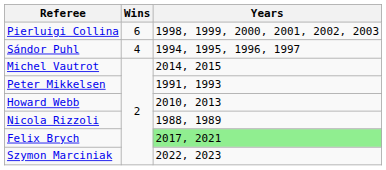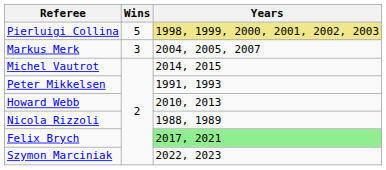(137, 31) 6 -> (137, 31) 5
(267, 31) no background -> (267, 31) khaki background
- row: (43, 49)
+ row: (43, 49)
